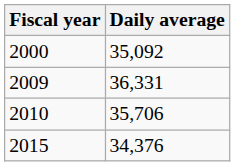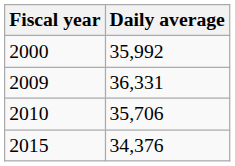(137, 51) 35,092 -> (137, 51) 35,992
